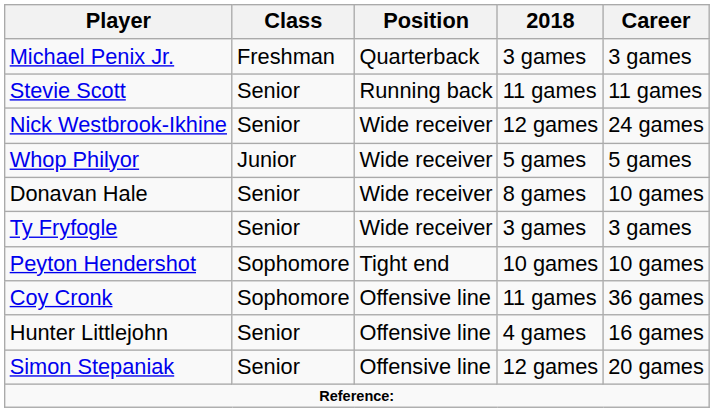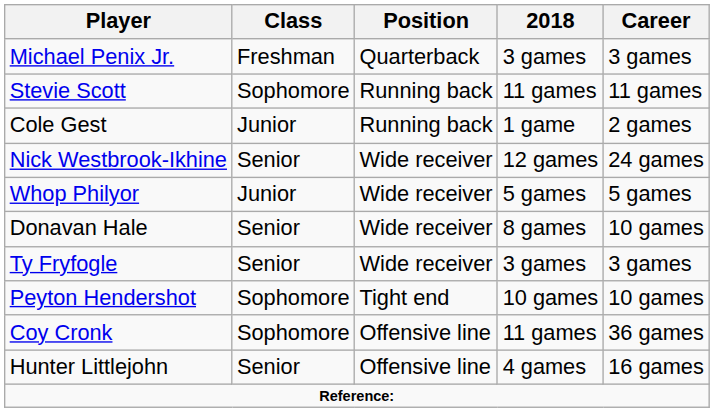(268, 90) Senior -> (293, 90) Sophomore
+ row: (58, 125)
- row: (92, 366)
